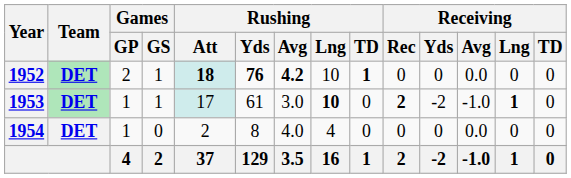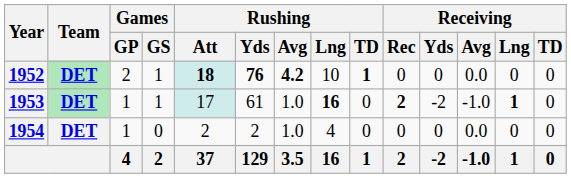(292, 103) 3.0 -> (292, 103) 1.0
(331, 103) 10 -> (331, 103) 16
(255, 131) 8 -> (255, 131) 2
(292, 131) 4.0 -> (292, 131) 1.0
